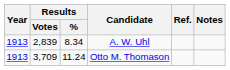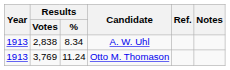(45, 42) 2,839 -> (45, 42) 2,838
(45, 57) 3,709 -> (45, 57) 3,769
